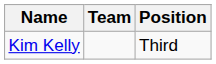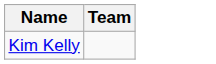- column: (173, 18)
